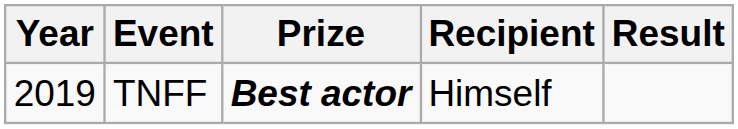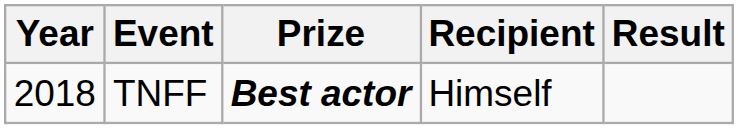(55, 92) 2019 -> (55, 92) 2018
